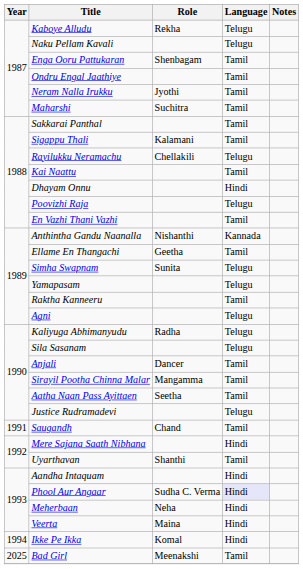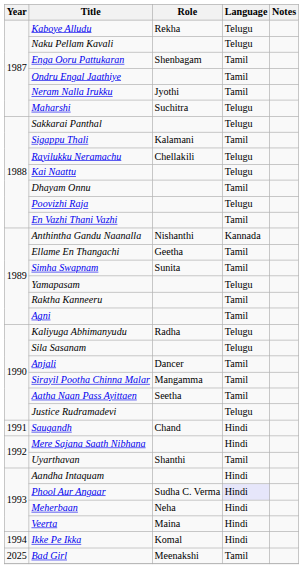(236, 108) Tamil -> (239, 108) Telugu
(236, 124) Tamil -> (239, 124) Telugu
(236, 172) Tamil -> (239, 172) Telugu
(236, 188) Hindi -> (236, 188) Tamil
(239, 268) Telugu -> (236, 268) Tamil
(239, 316) Telugu -> (236, 316) Tamil
(236, 428) Tamil -> (236, 428) Hindi
